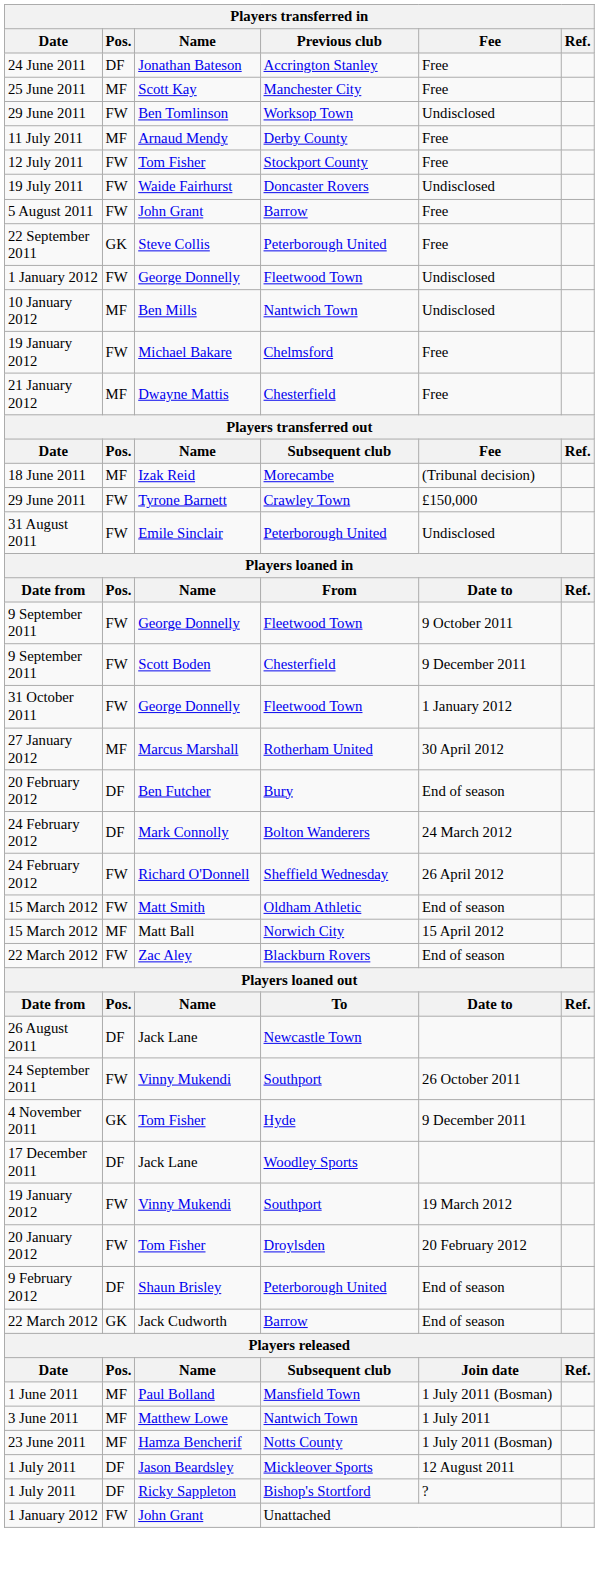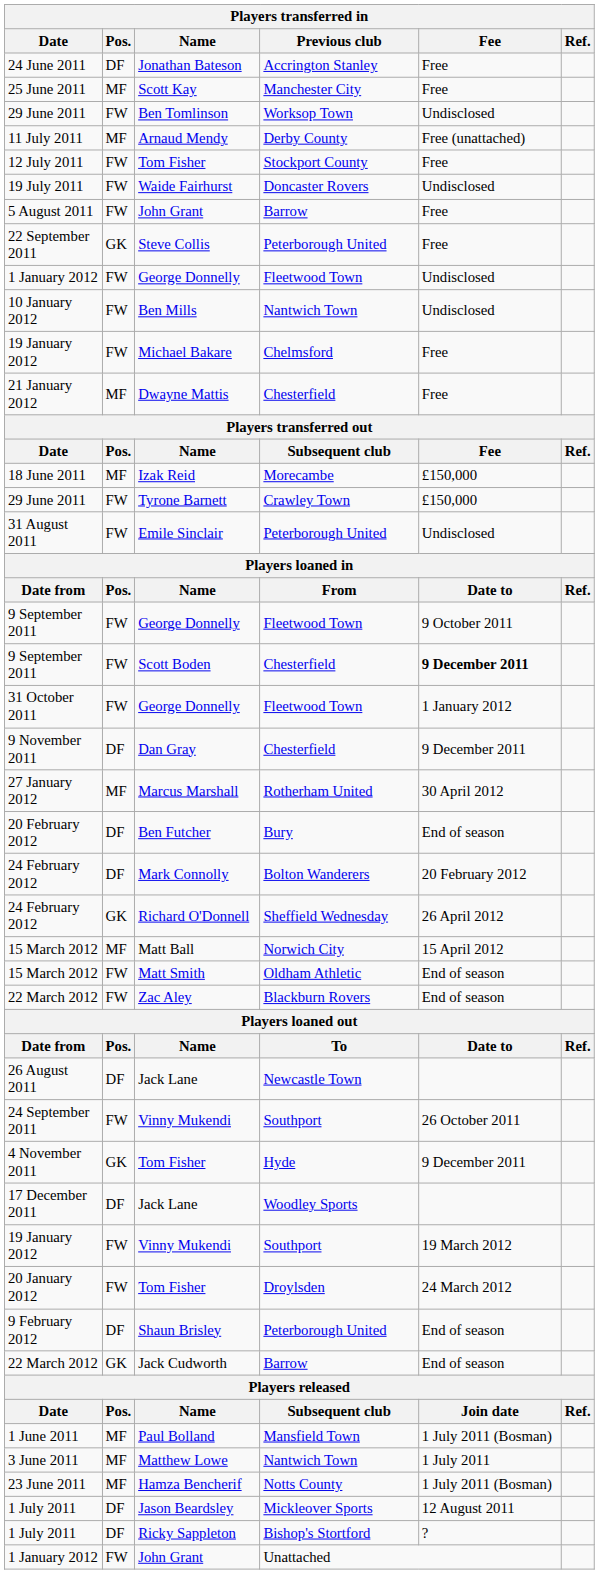(435, 138) Free -> (474, 138) Free (unattached)
(116, 310) MF -> (117, 310) FW
(478, 475) (Tribunal decision) -> (449, 475) £150,000
(474, 665) normal -> (475, 665) bold
+ row: (45, 748)
(467, 832) 24 March 2012 -> (474, 874) 20 February 2012
(117, 874) FW -> (116, 915) GK
rows swapped: (53, 907) <-> (53, 931)
(474, 1246) 20 February 2012 -> (467, 1287) 24 March 2012
